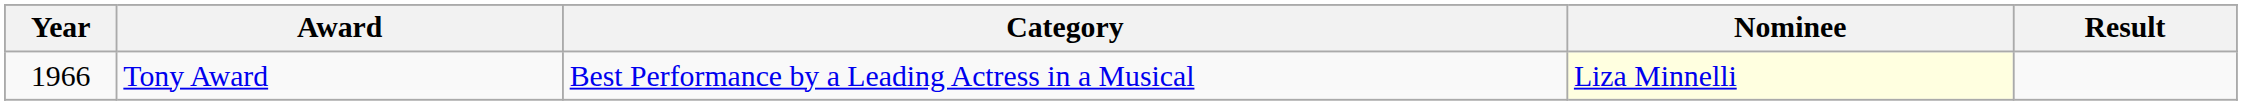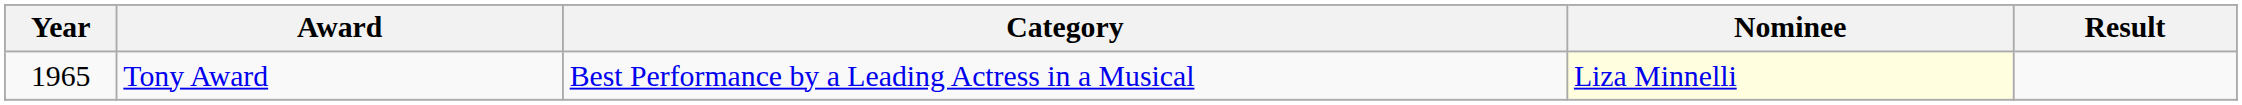(61, 75) 1966 -> (61, 75) 1965
